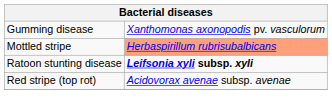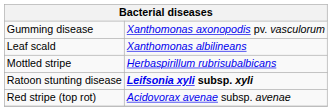+ row: (31, 47)
(202, 47) lightsalmon background -> (202, 64) no background
